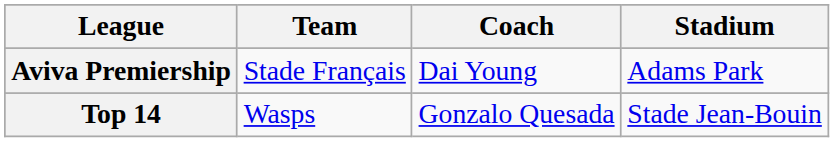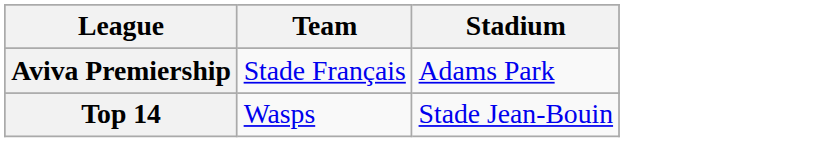- column: (517, 26)
